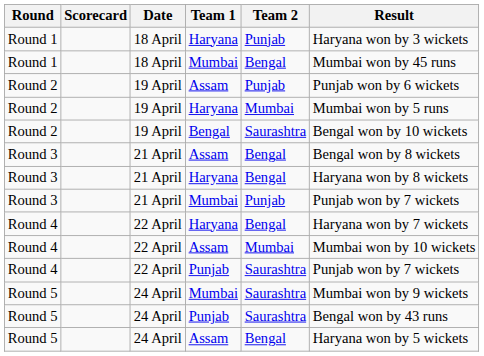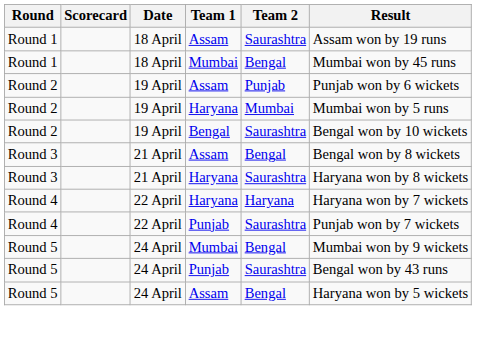- row: (33, 39)
+ row: (33, 39)
(265, 177) Bengal -> (275, 177) Saurashtra
- row: (33, 200)
(265, 223) Bengal -> (269, 200) Haryana
- row: (33, 246)
(275, 293) Saurashtra -> (265, 246) Bengal
